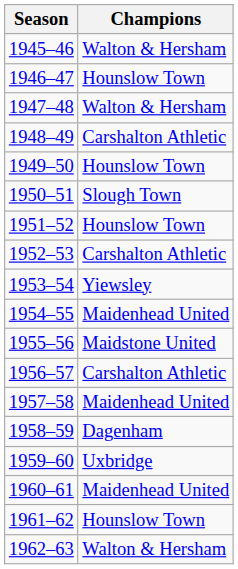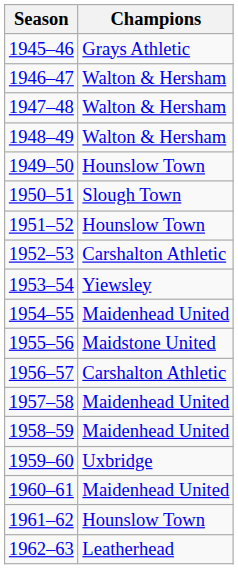(154, 48) Walton & Hersham -> (136, 48) Grays Athletic
(144, 78) Hounslow Town -> (154, 78) Walton & Hersham
(154, 136) Carshalton Athletic -> (154, 136) Walton & Hersham
(123, 431) Dagenham -> (156, 431) Maidenhead United
(154, 549) Walton & Hersham -> (128, 549) Leatherhead
